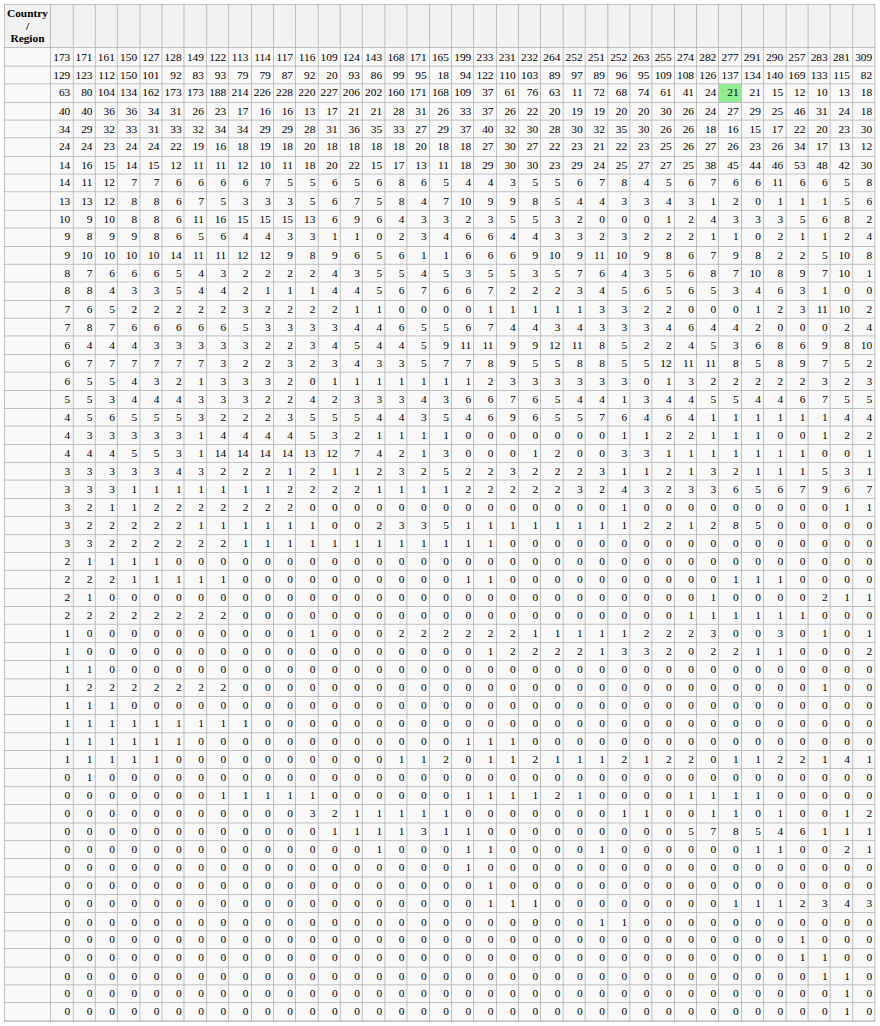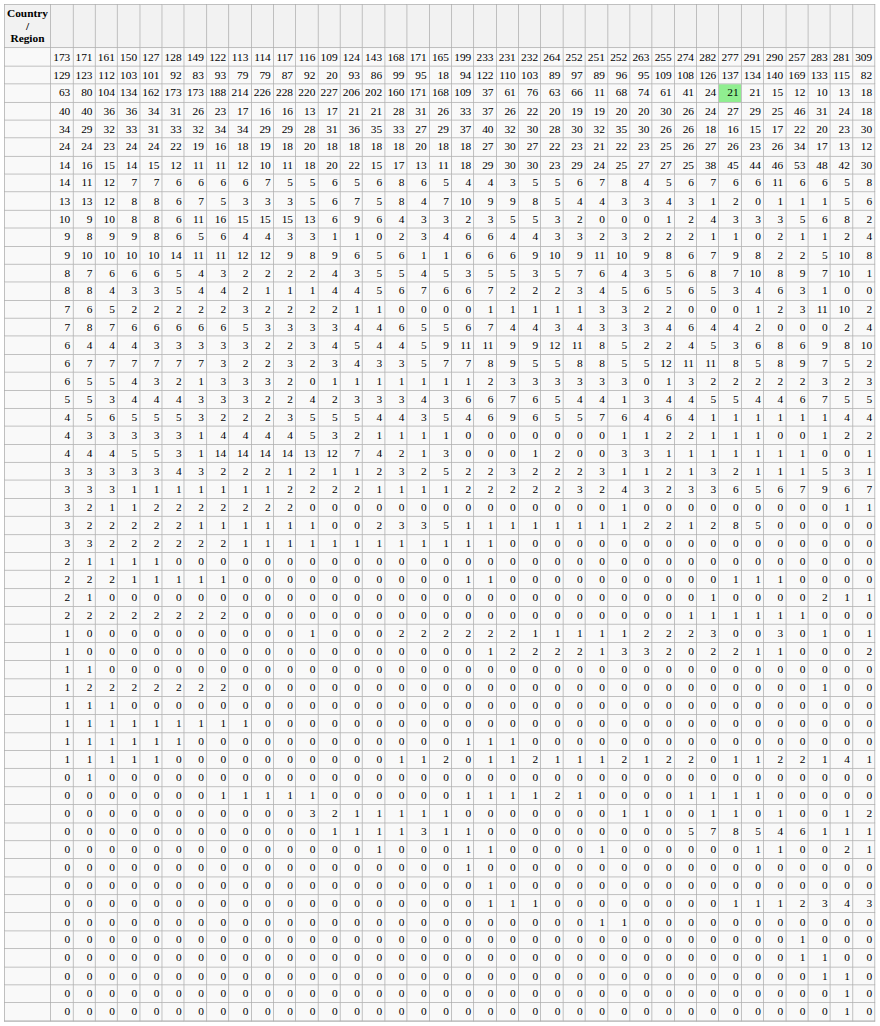(129, 75) 150 -> (129, 75) 103
(577, 93) 11 -> (577, 93) 66
(599, 93) 72 -> (599, 93) 11
